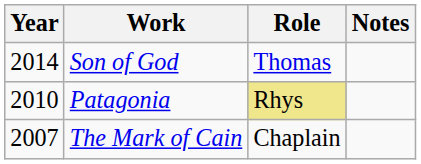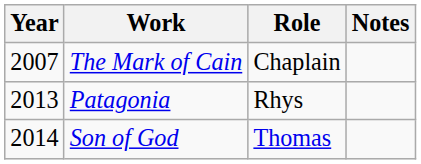rows swapped: (156, 138) <-> (124, 61)
(34, 100) 2010 -> (34, 100) 2013
(278, 100) khaki background -> (278, 100) no background
